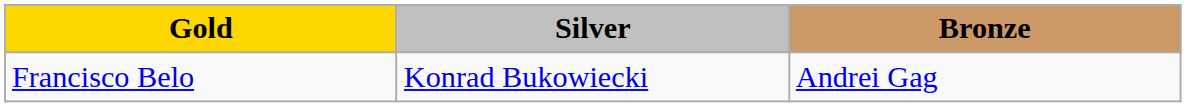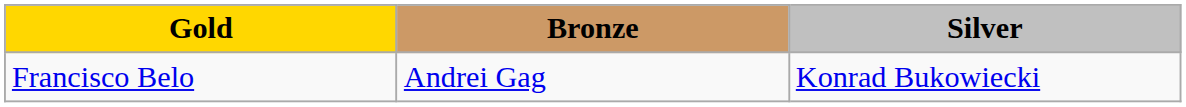columns swapped: (593, 28) <-> (985, 28)
